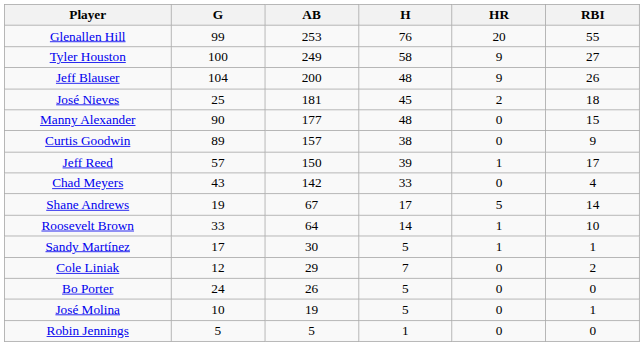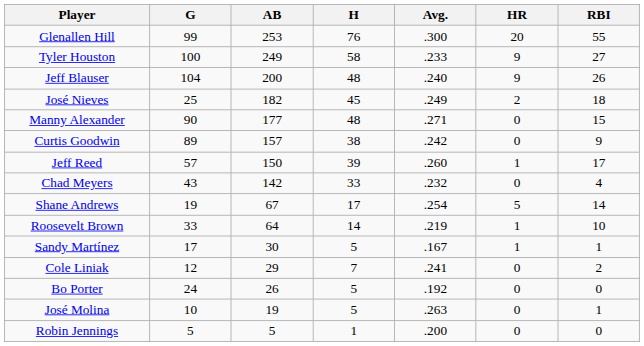+ column: (435, 15)
(312, 99) 181 -> (272, 99) 182
